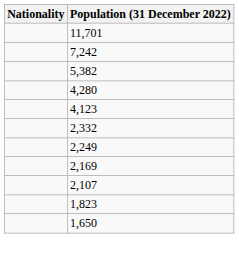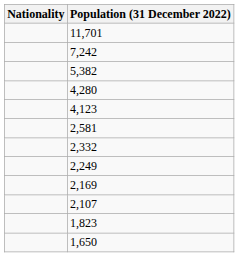+ row: (84, 128)
